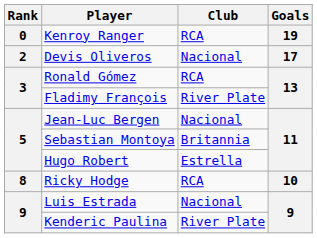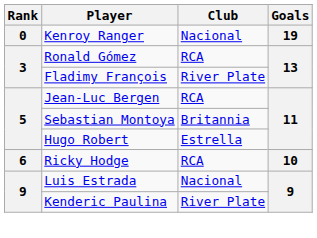(192, 36) RCA -> (211, 36) Nacional
- row: (98, 56)
(211, 119) Nacional -> (192, 98) RCA
(23, 181) 8 -> (23, 160) 6
